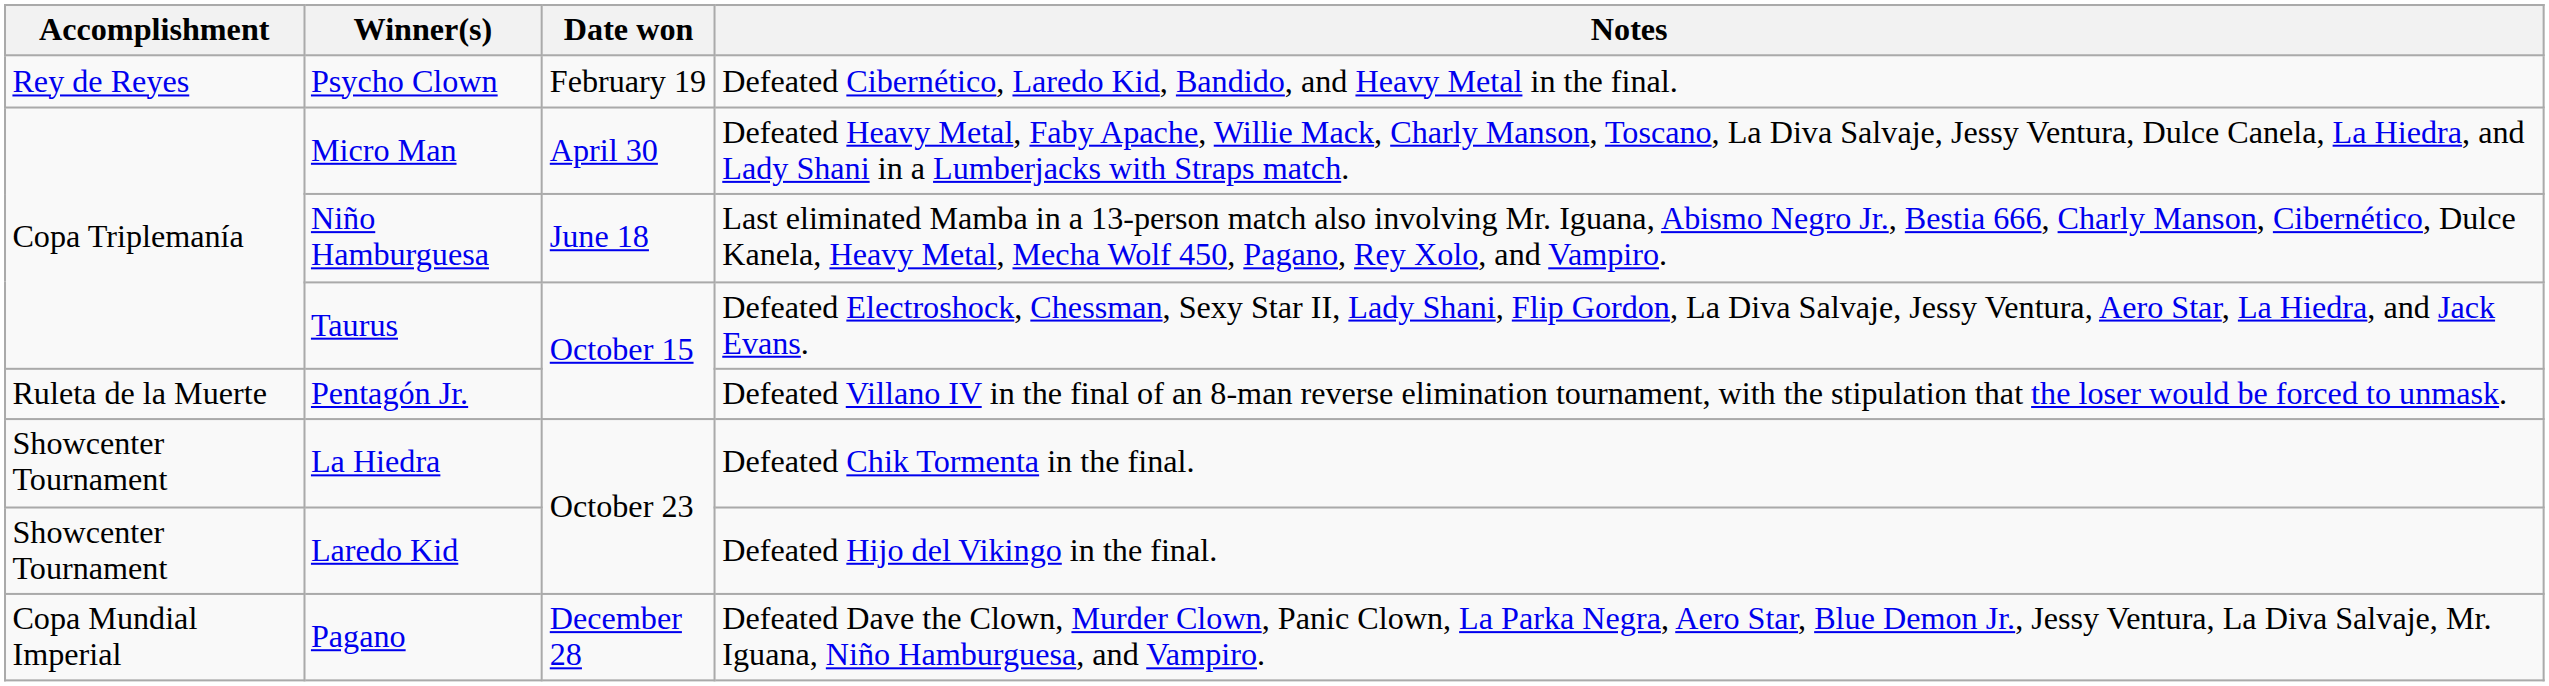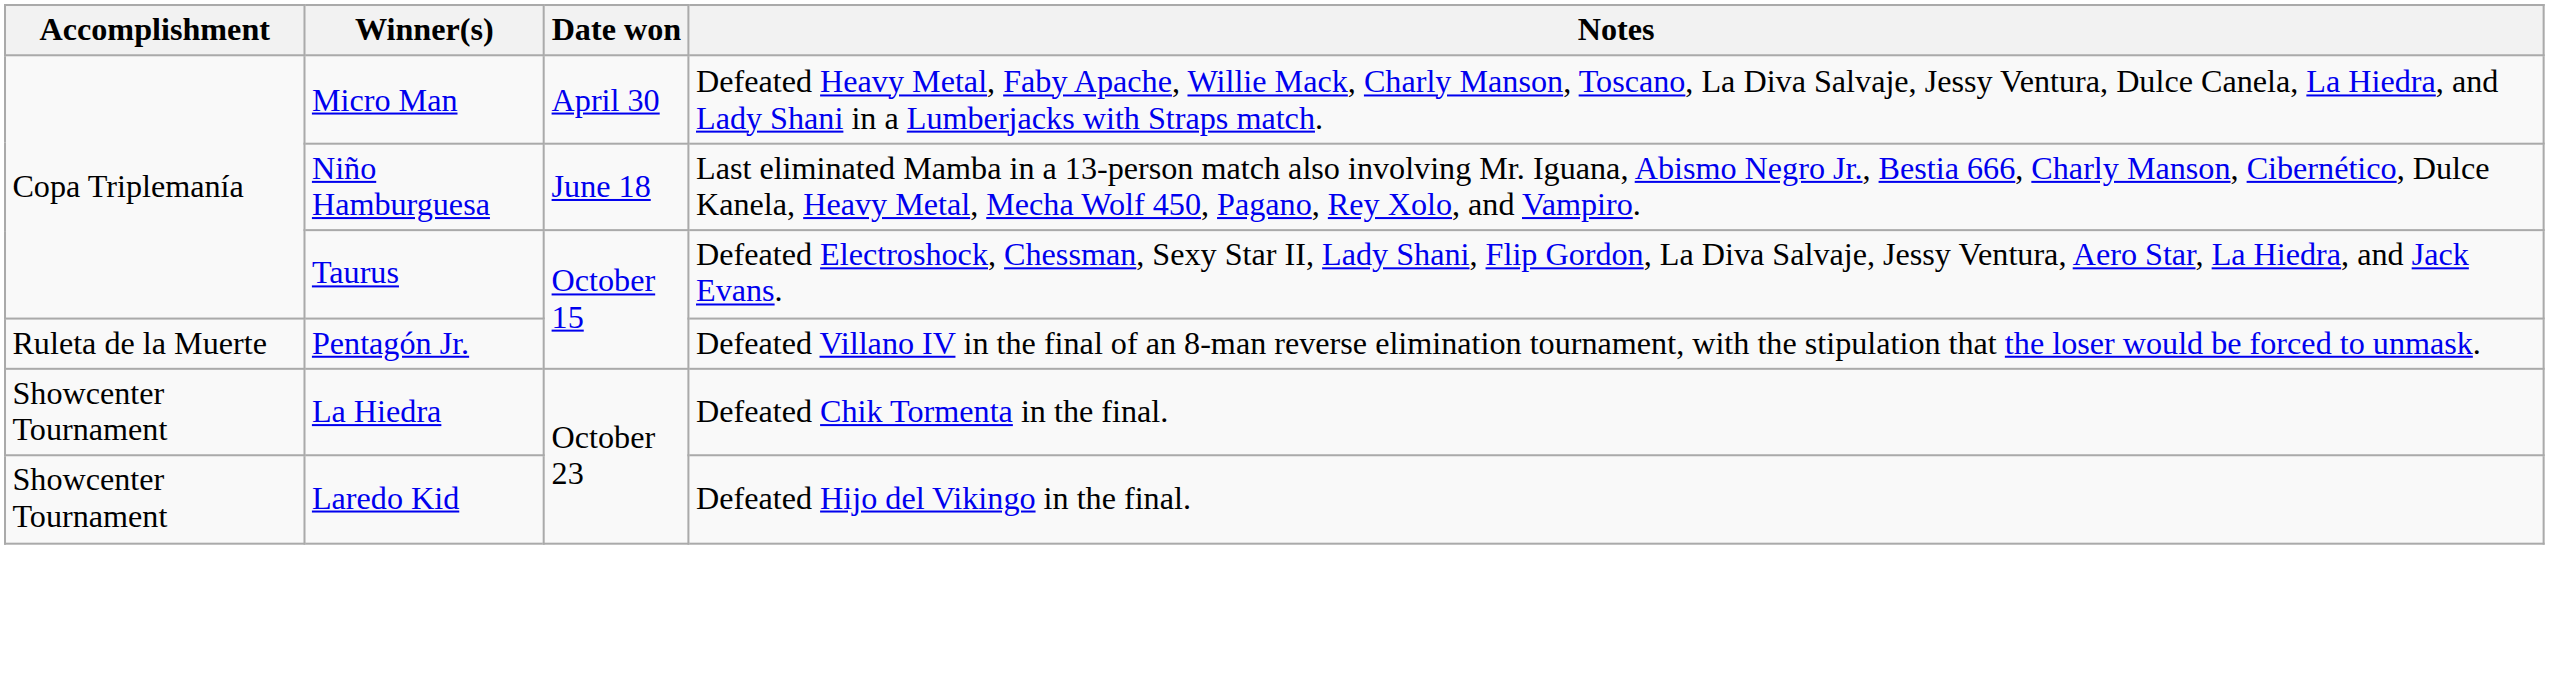- row: (404, 81)
- row: (358, 637)
